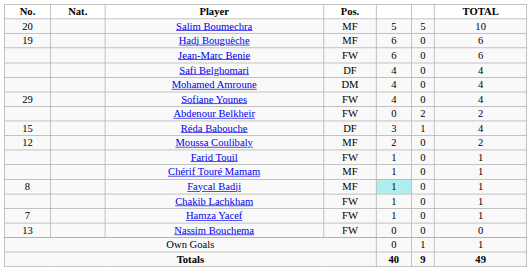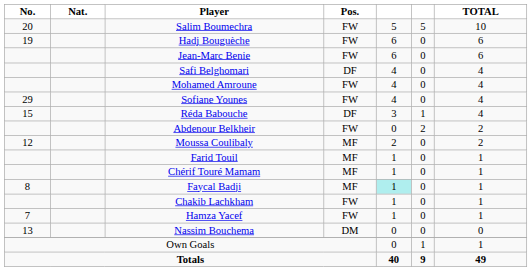(350, 26) MF -> (350, 26) FW
(350, 41) MF -> (350, 41) FW
(350, 85) DM -> (350, 85) FW
rows swapped: (214, 128) <-> (214, 114)
(350, 157) FW -> (350, 157) MF
(350, 230) FW -> (350, 230) DM
